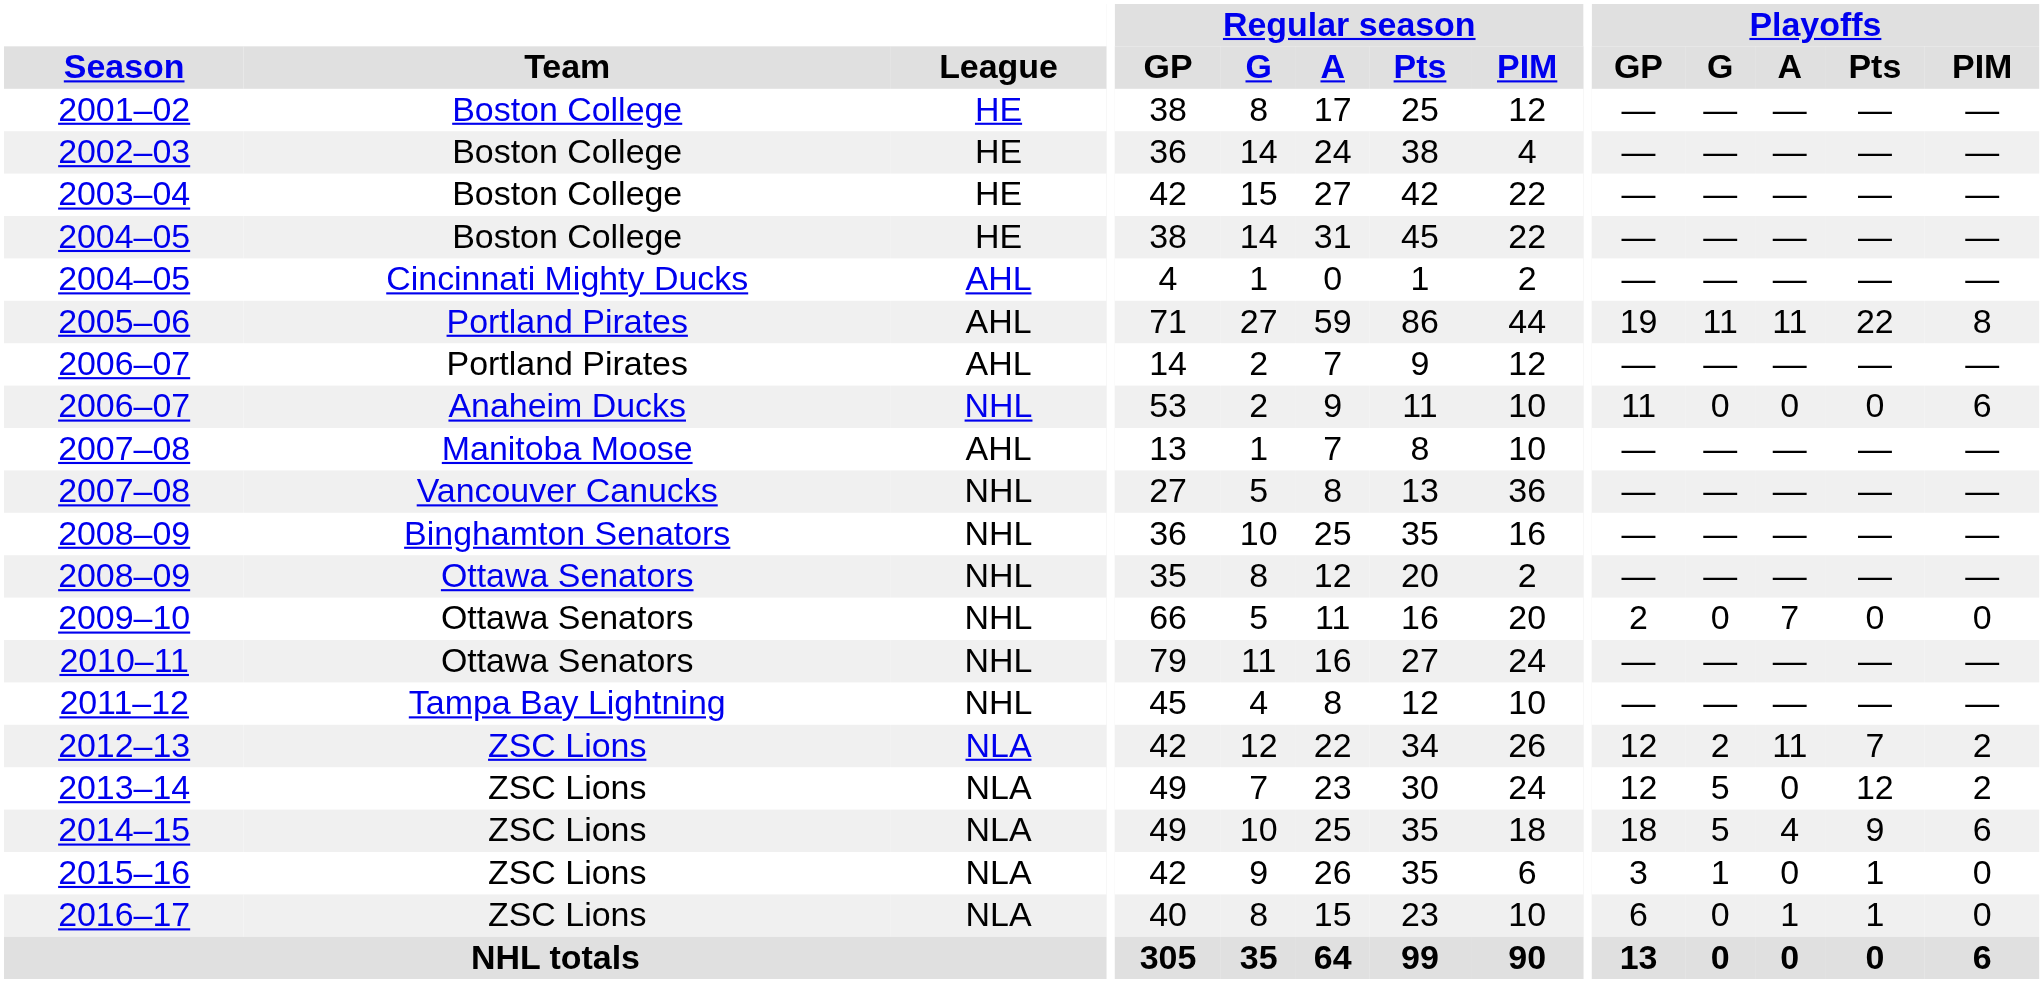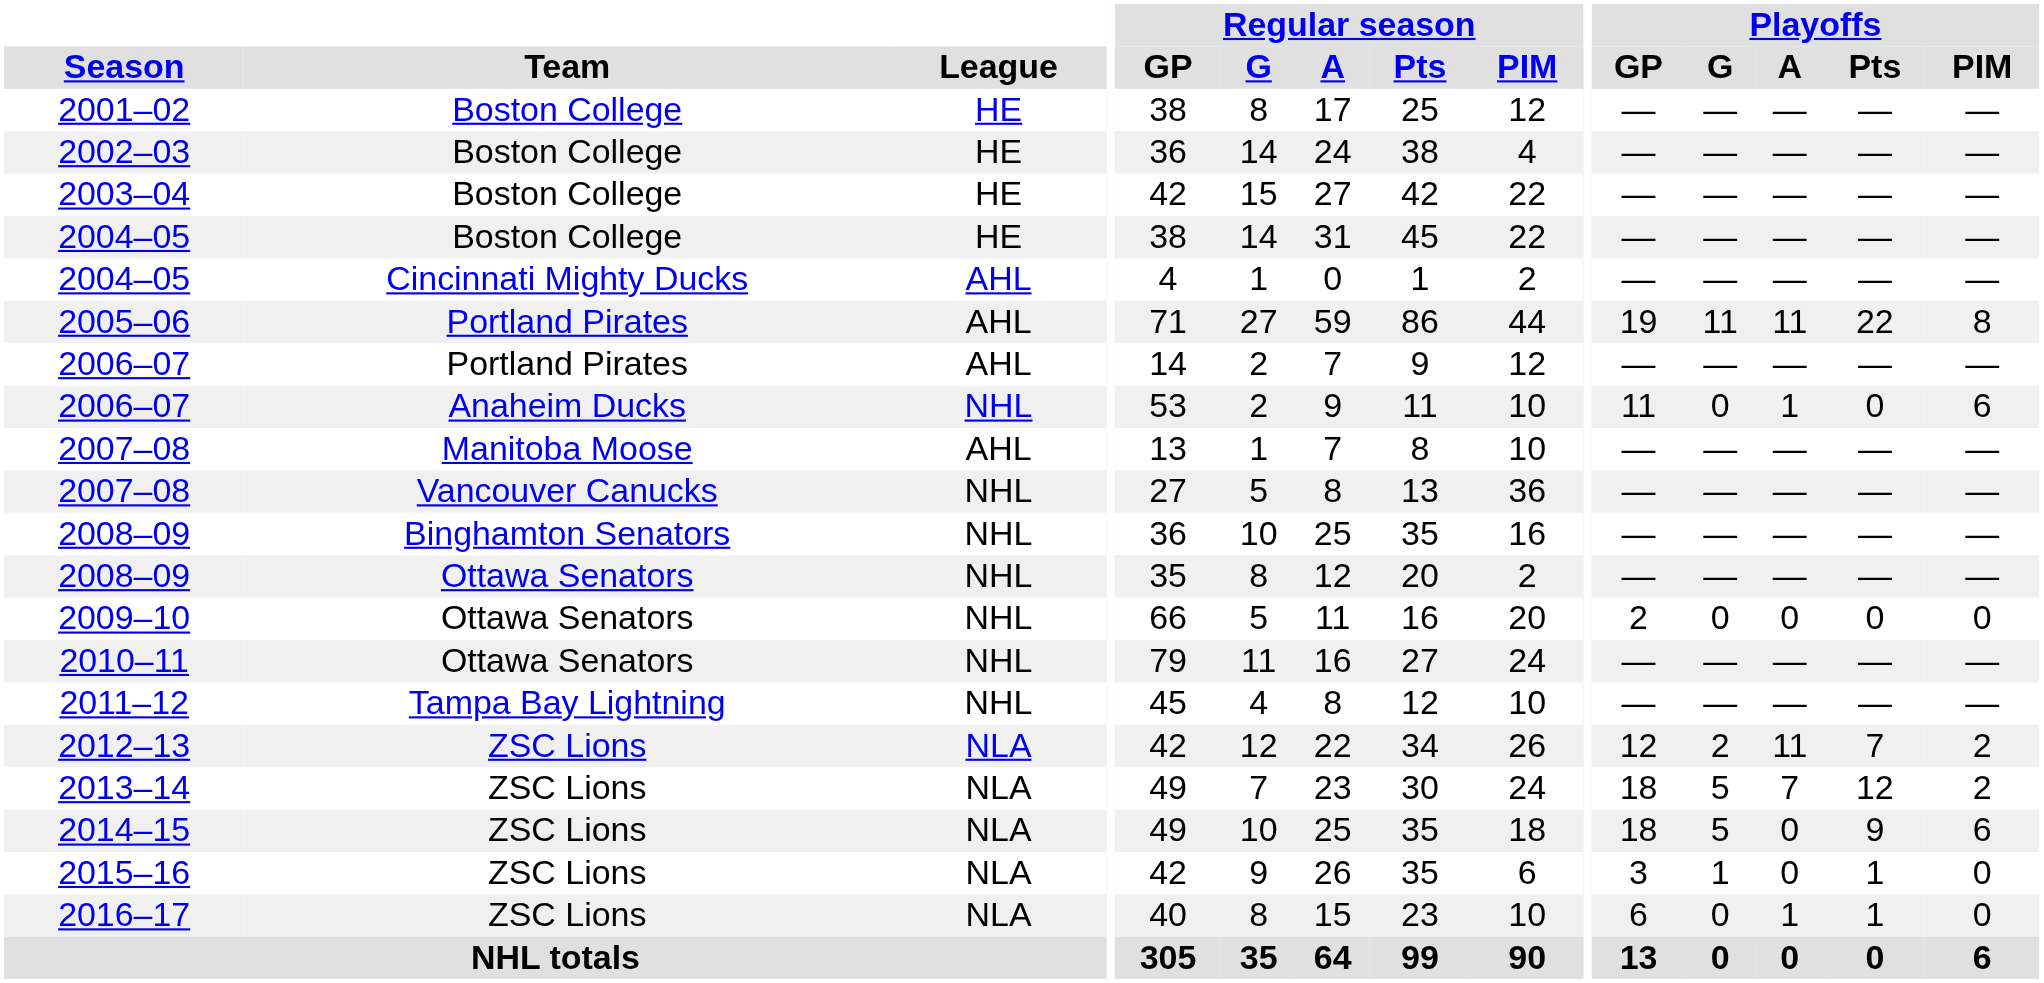(1790, 406) 0 -> (1790, 406) 1
(1790, 618) 7 -> (1790, 618) 0
(1639, 787) 12 -> (1639, 787) 18
(1790, 787) 0 -> (1790, 787) 7
(1790, 830) 4 -> (1790, 830) 0
